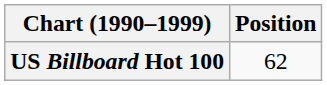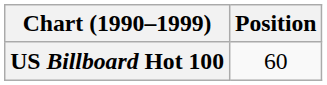(276, 60) 62 -> (276, 60) 60
